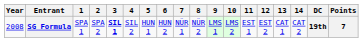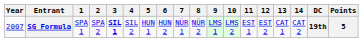(15, 27) 2008 -> (15, 27) 2007
(343, 27) 7 -> (343, 27) 5
